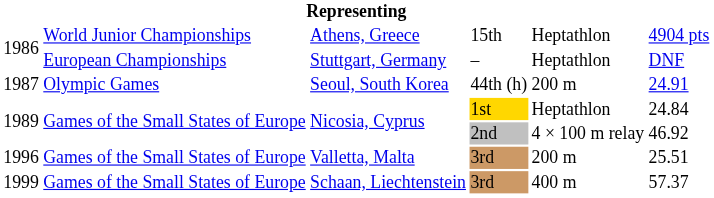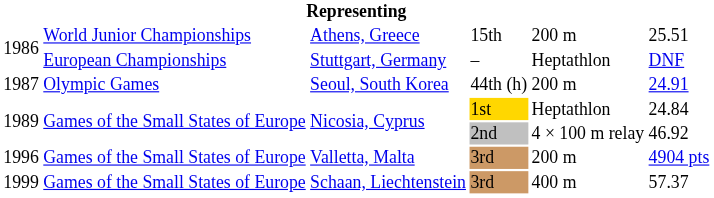(571, 35) Heptathlon -> (554, 35) 200 m
(679, 35) 4904 pts -> (669, 35) 25.51
(669, 157) 25.51 -> (679, 157) 4904 pts
